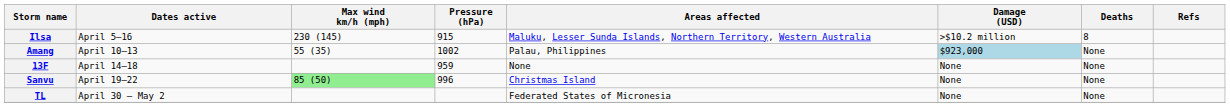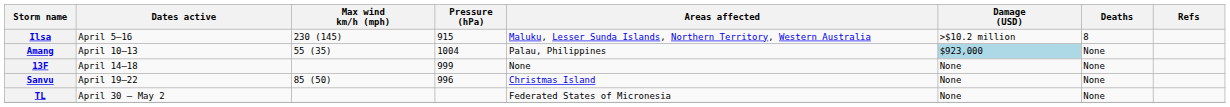(448, 51) 1002 -> (448, 51) 1004
(445, 66) 959 -> (445, 66) 999
(313, 80) lightgreen background -> (313, 80) no background
